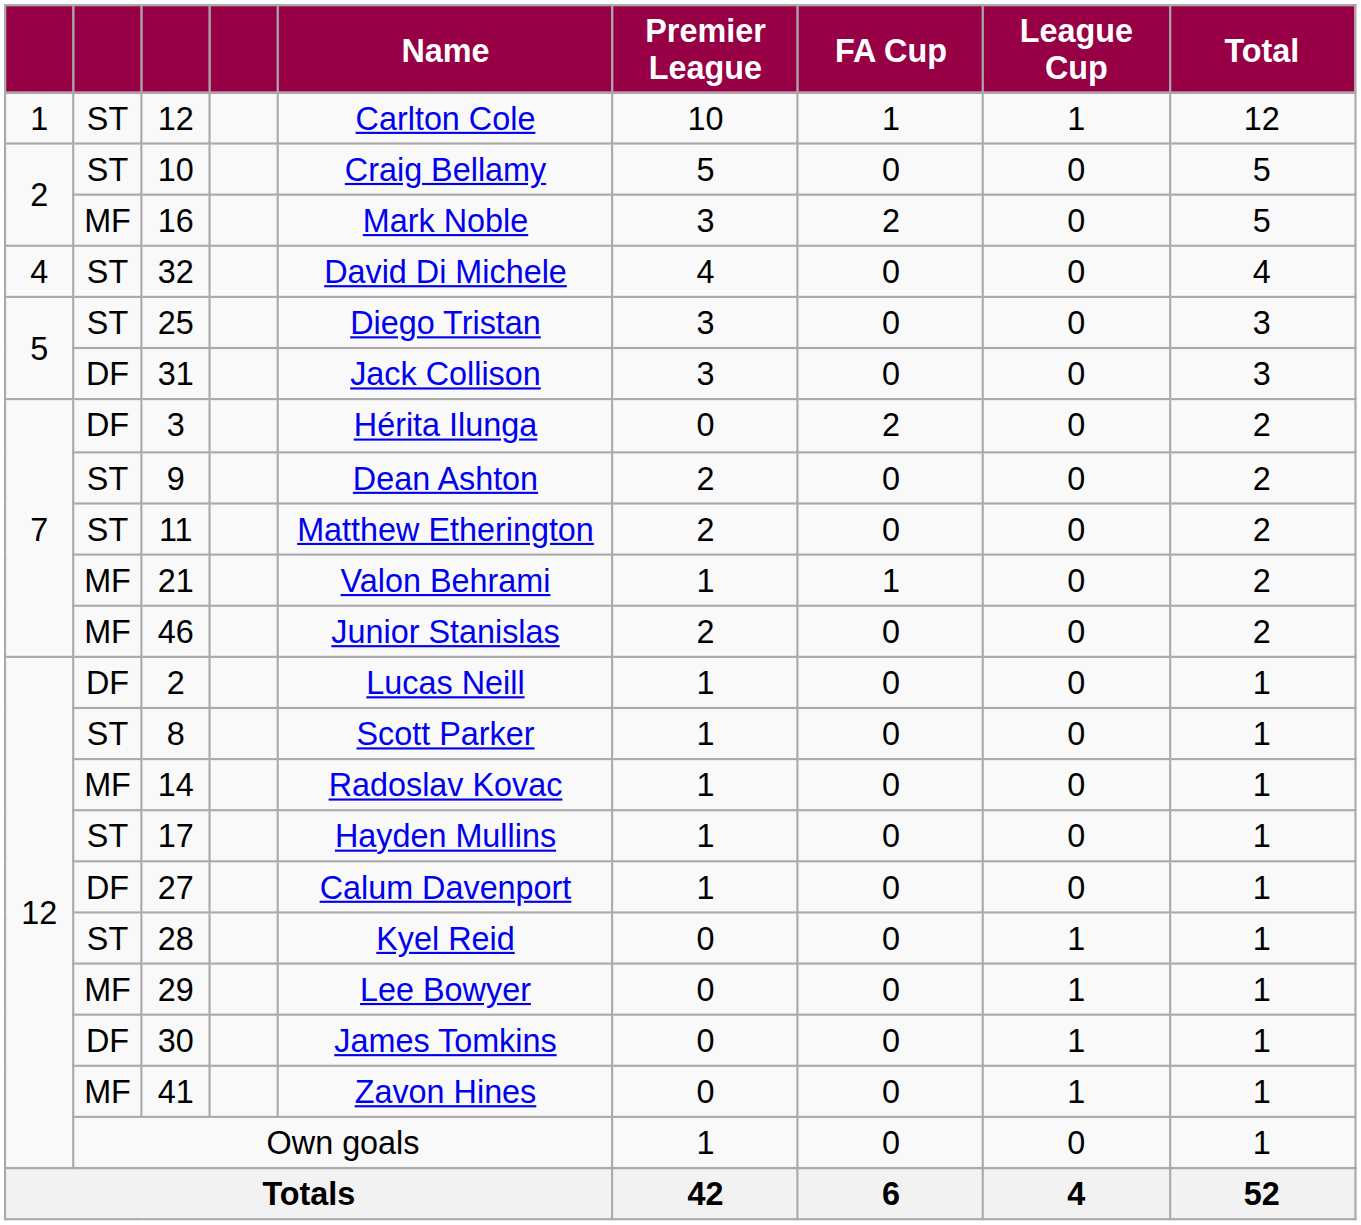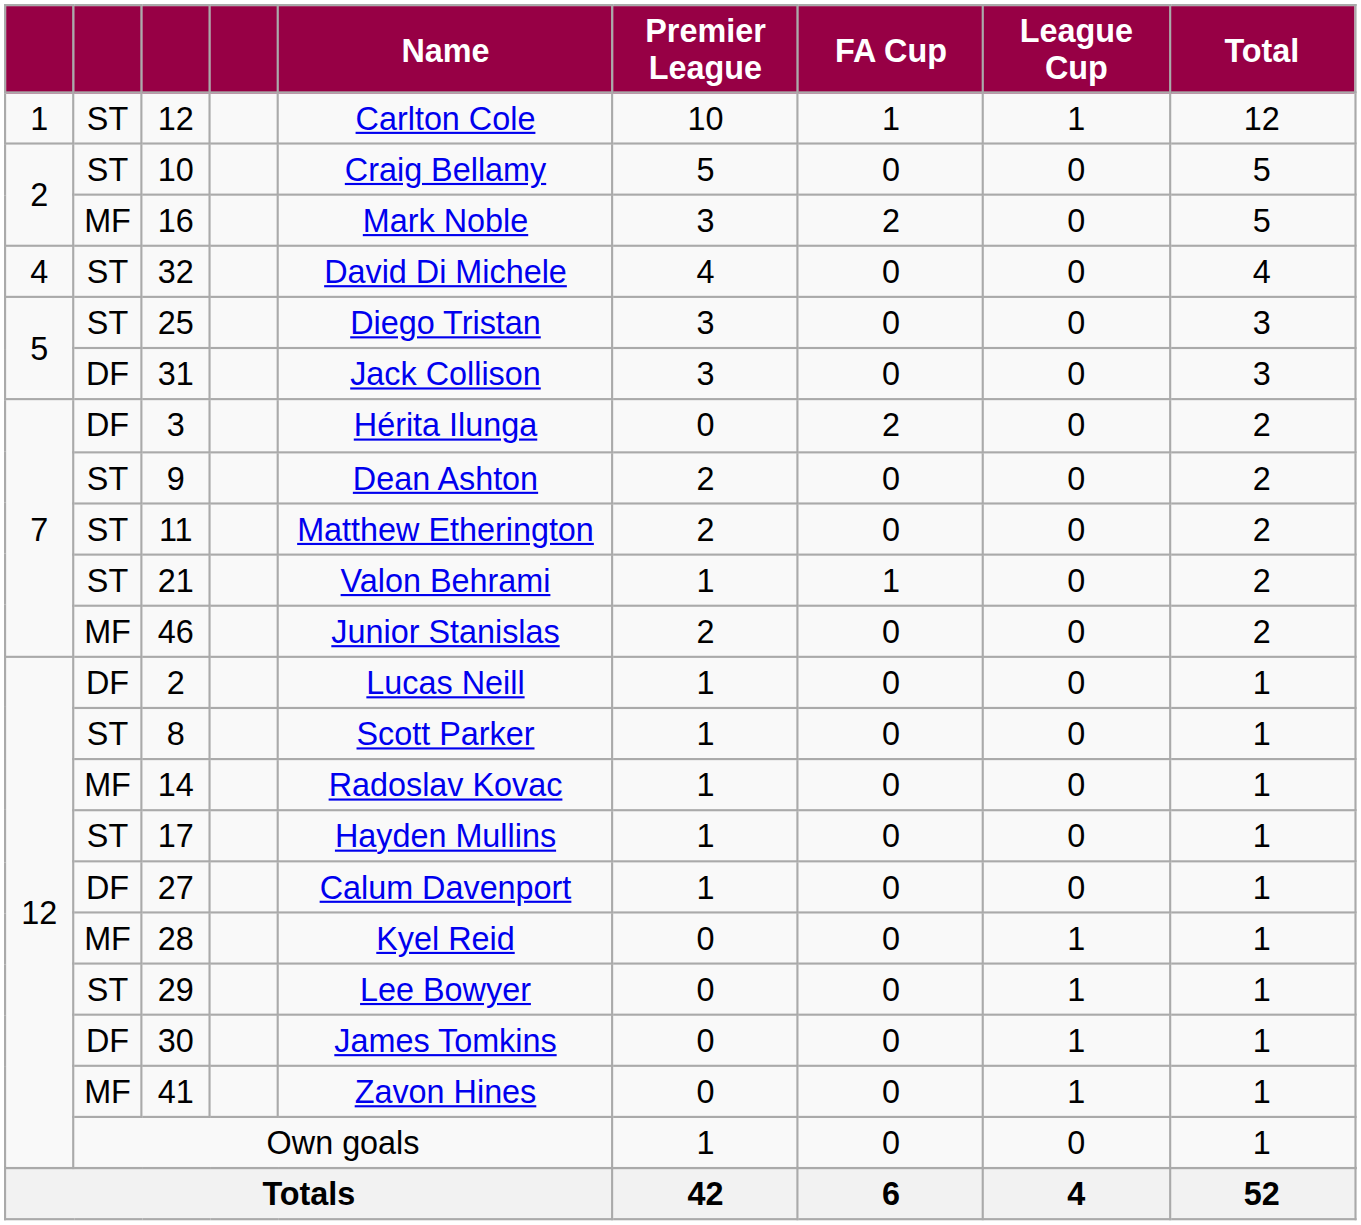(108, 580) MF -> (107, 580) ST
(107, 938) ST -> (108, 938) MF
(108, 990) MF -> (107, 990) ST
